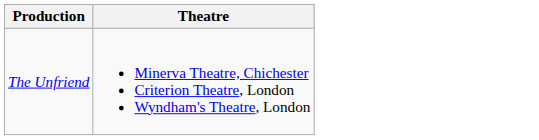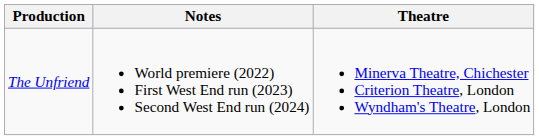+ column: (203, 16)
